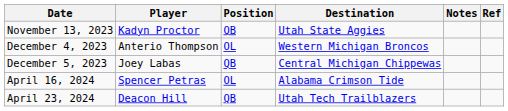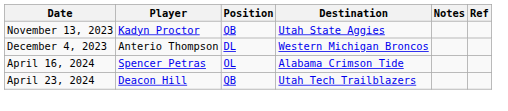(230, 47) OL -> (230, 47) DL
- row: (57, 64)
